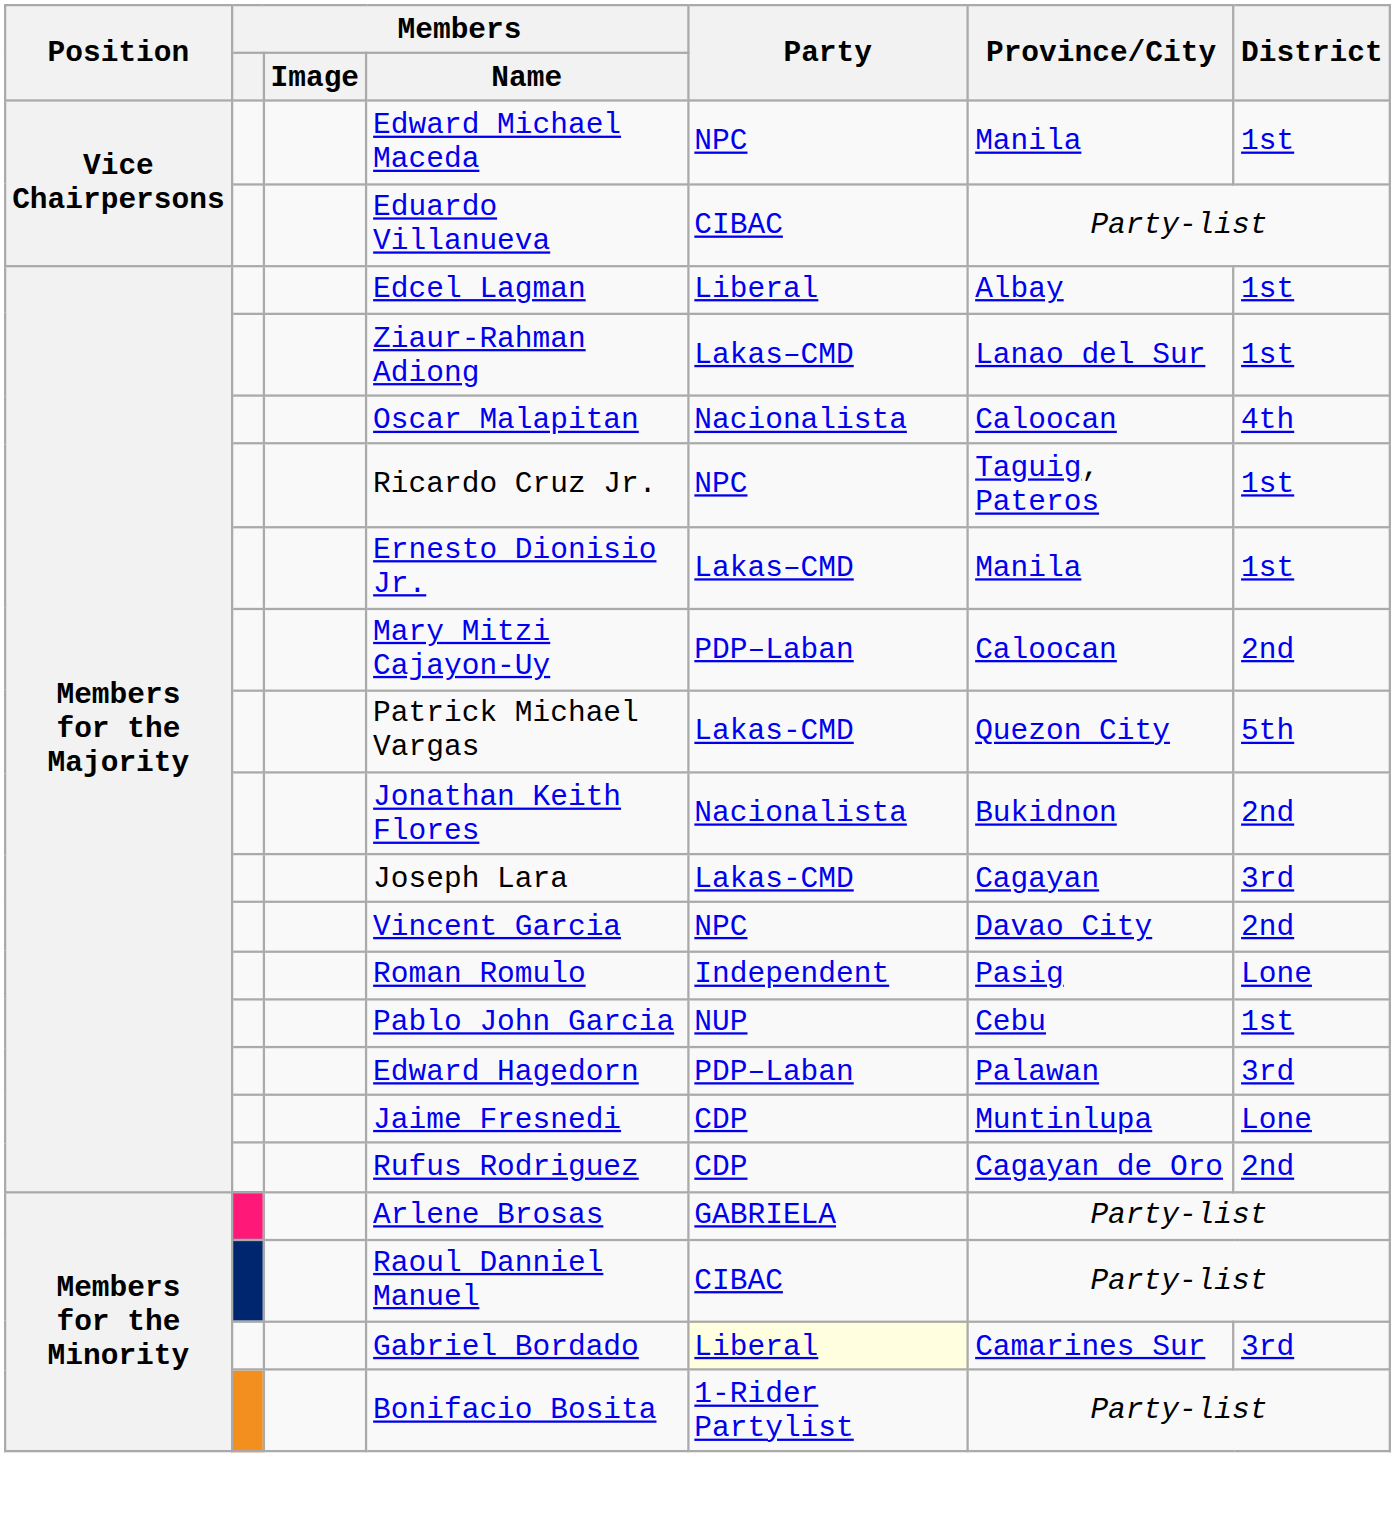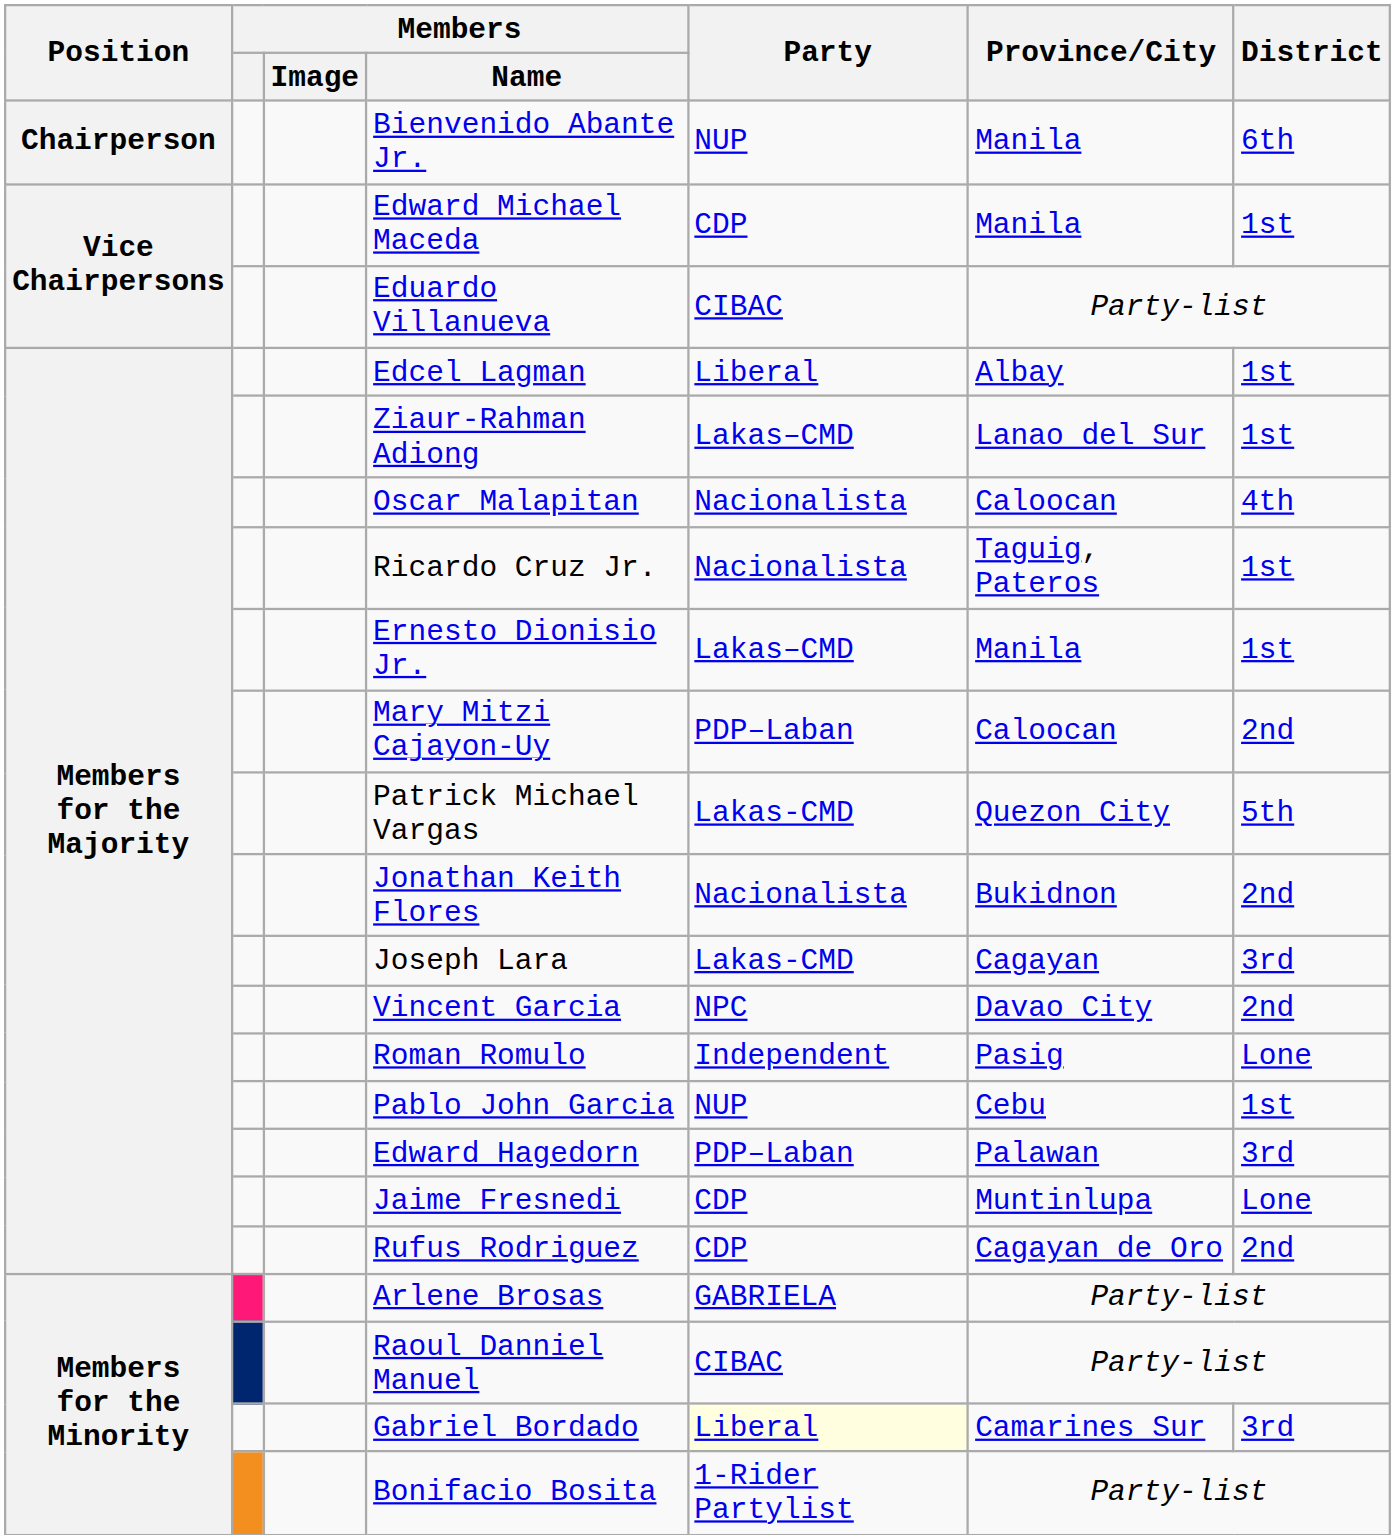+ row: (524, 142)
(721, 142) NPC -> (721, 225) CDP
(721, 485) NPC -> (801, 567) Nacionalista
